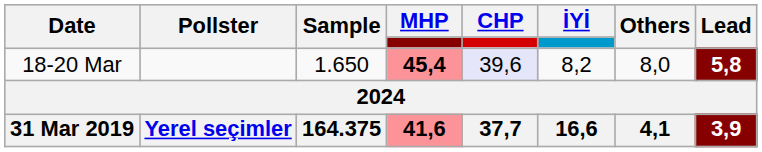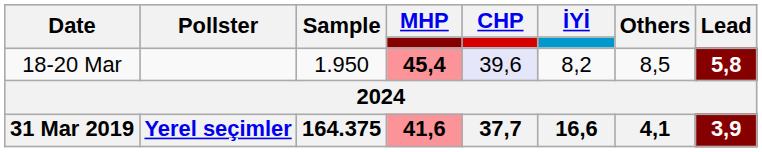(342, 63) 1.650 -> (342, 63) 1.950
(655, 63) 8,0 -> (655, 63) 8,5
